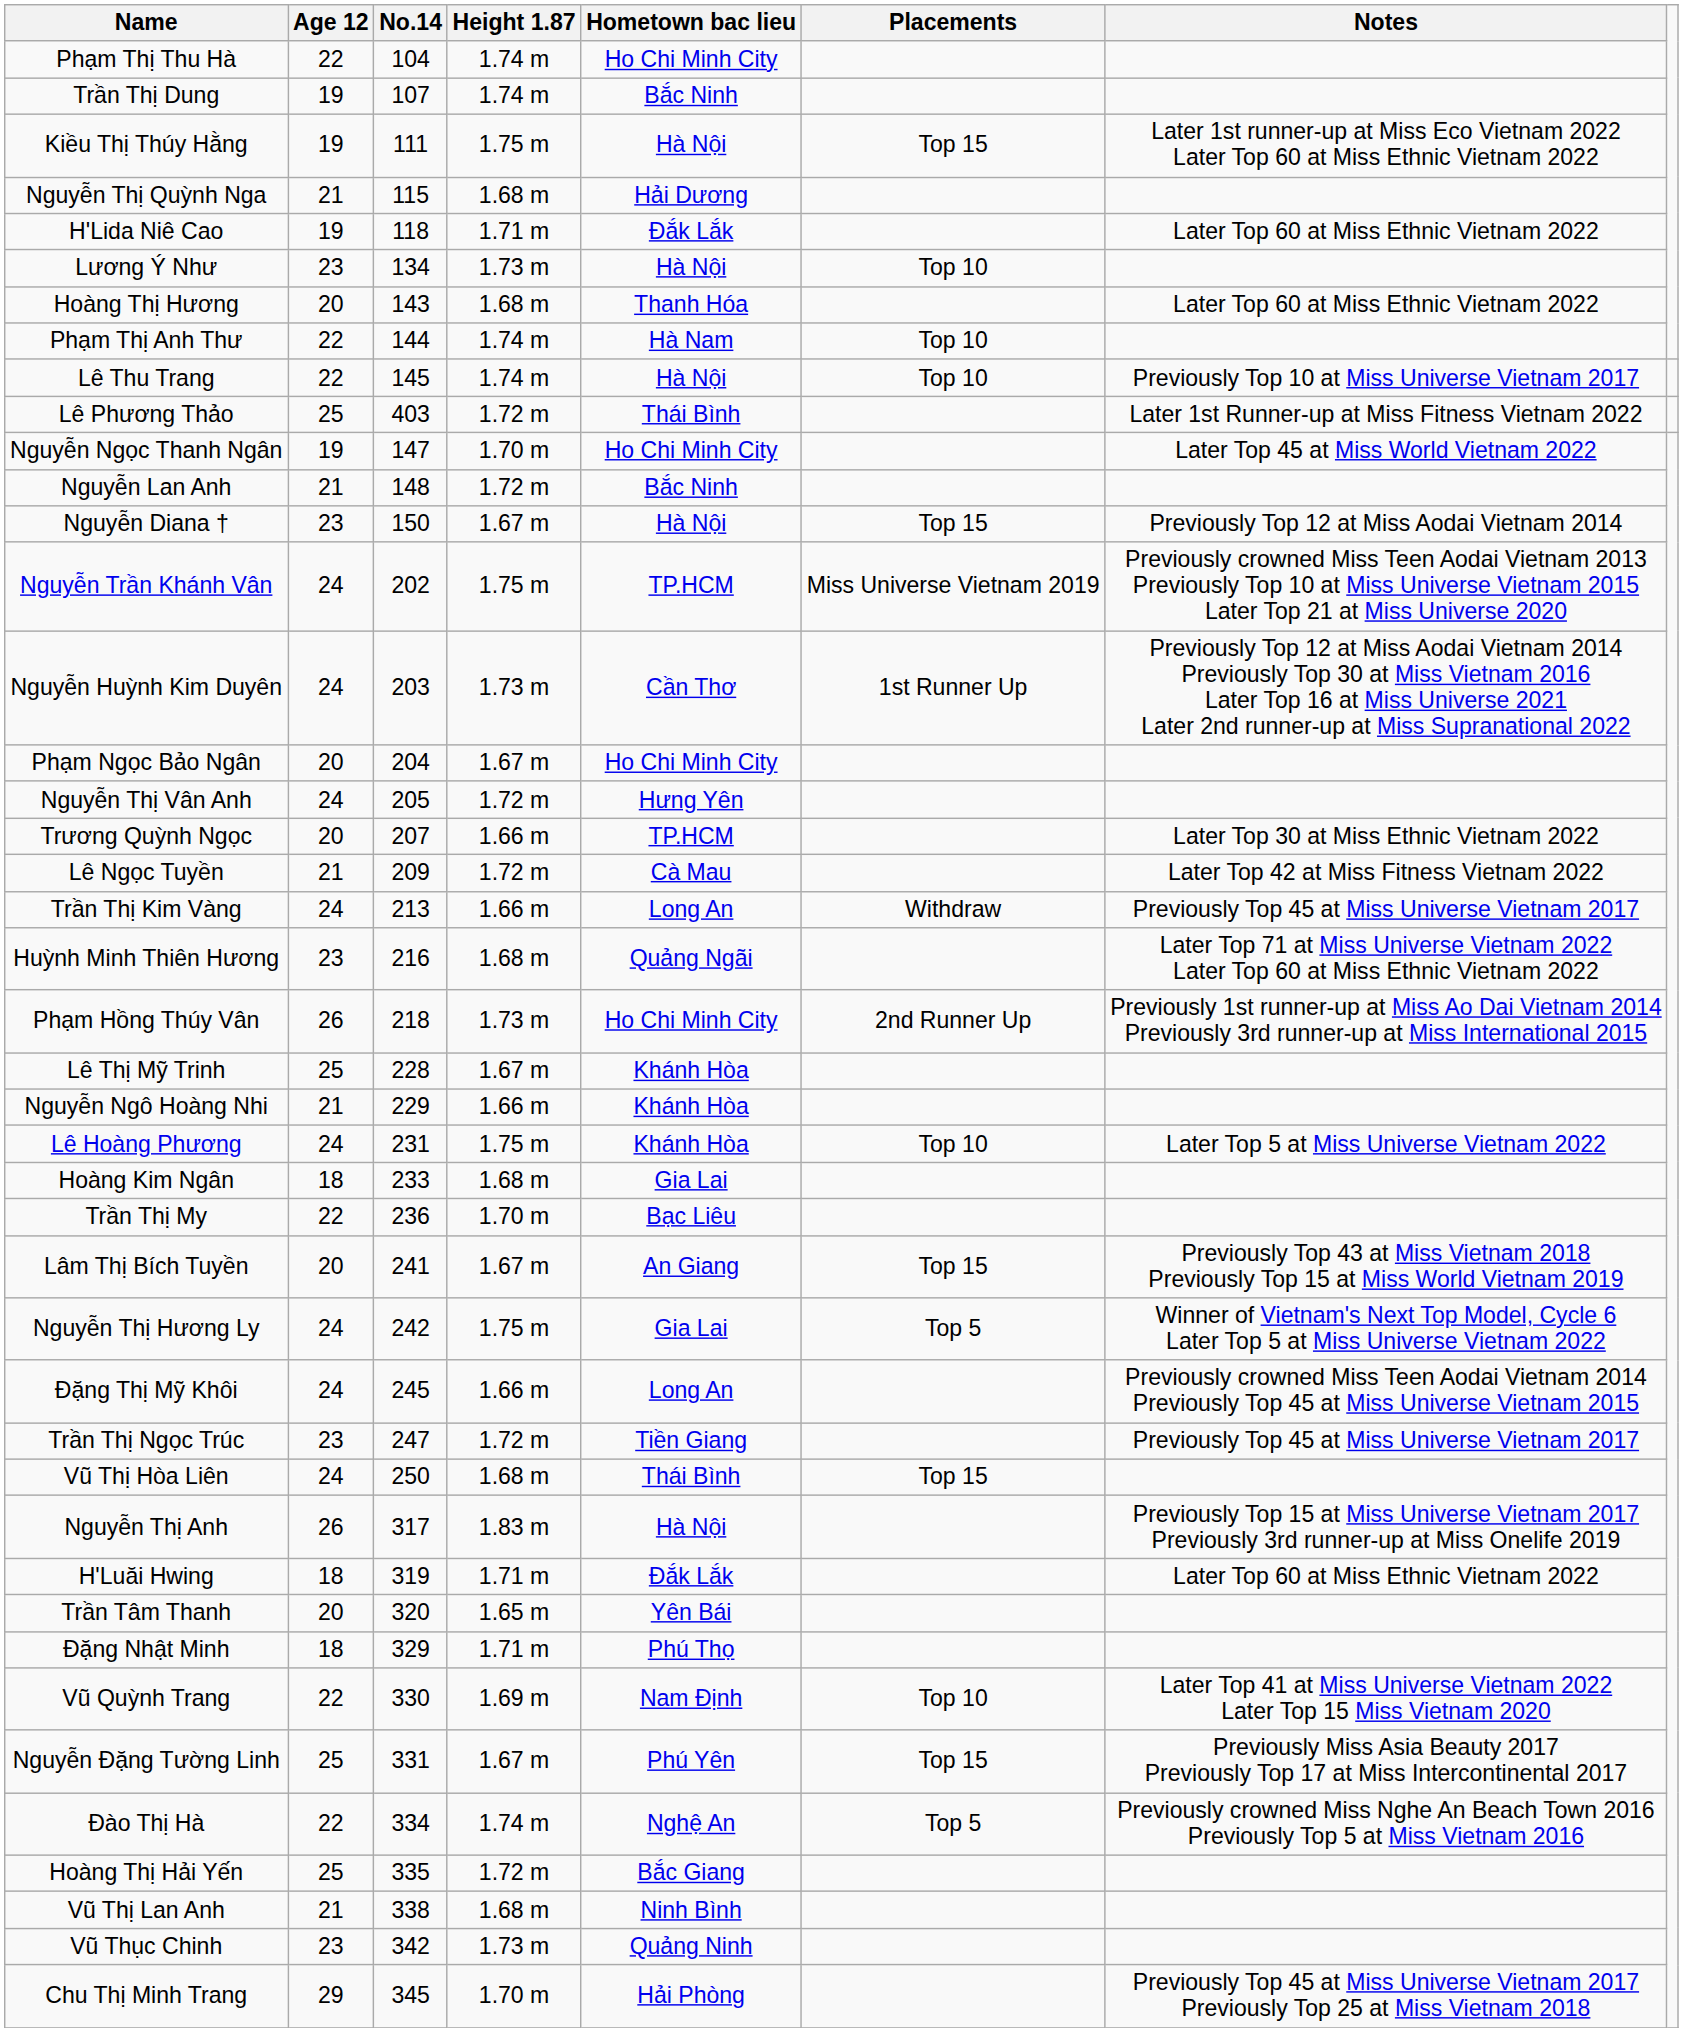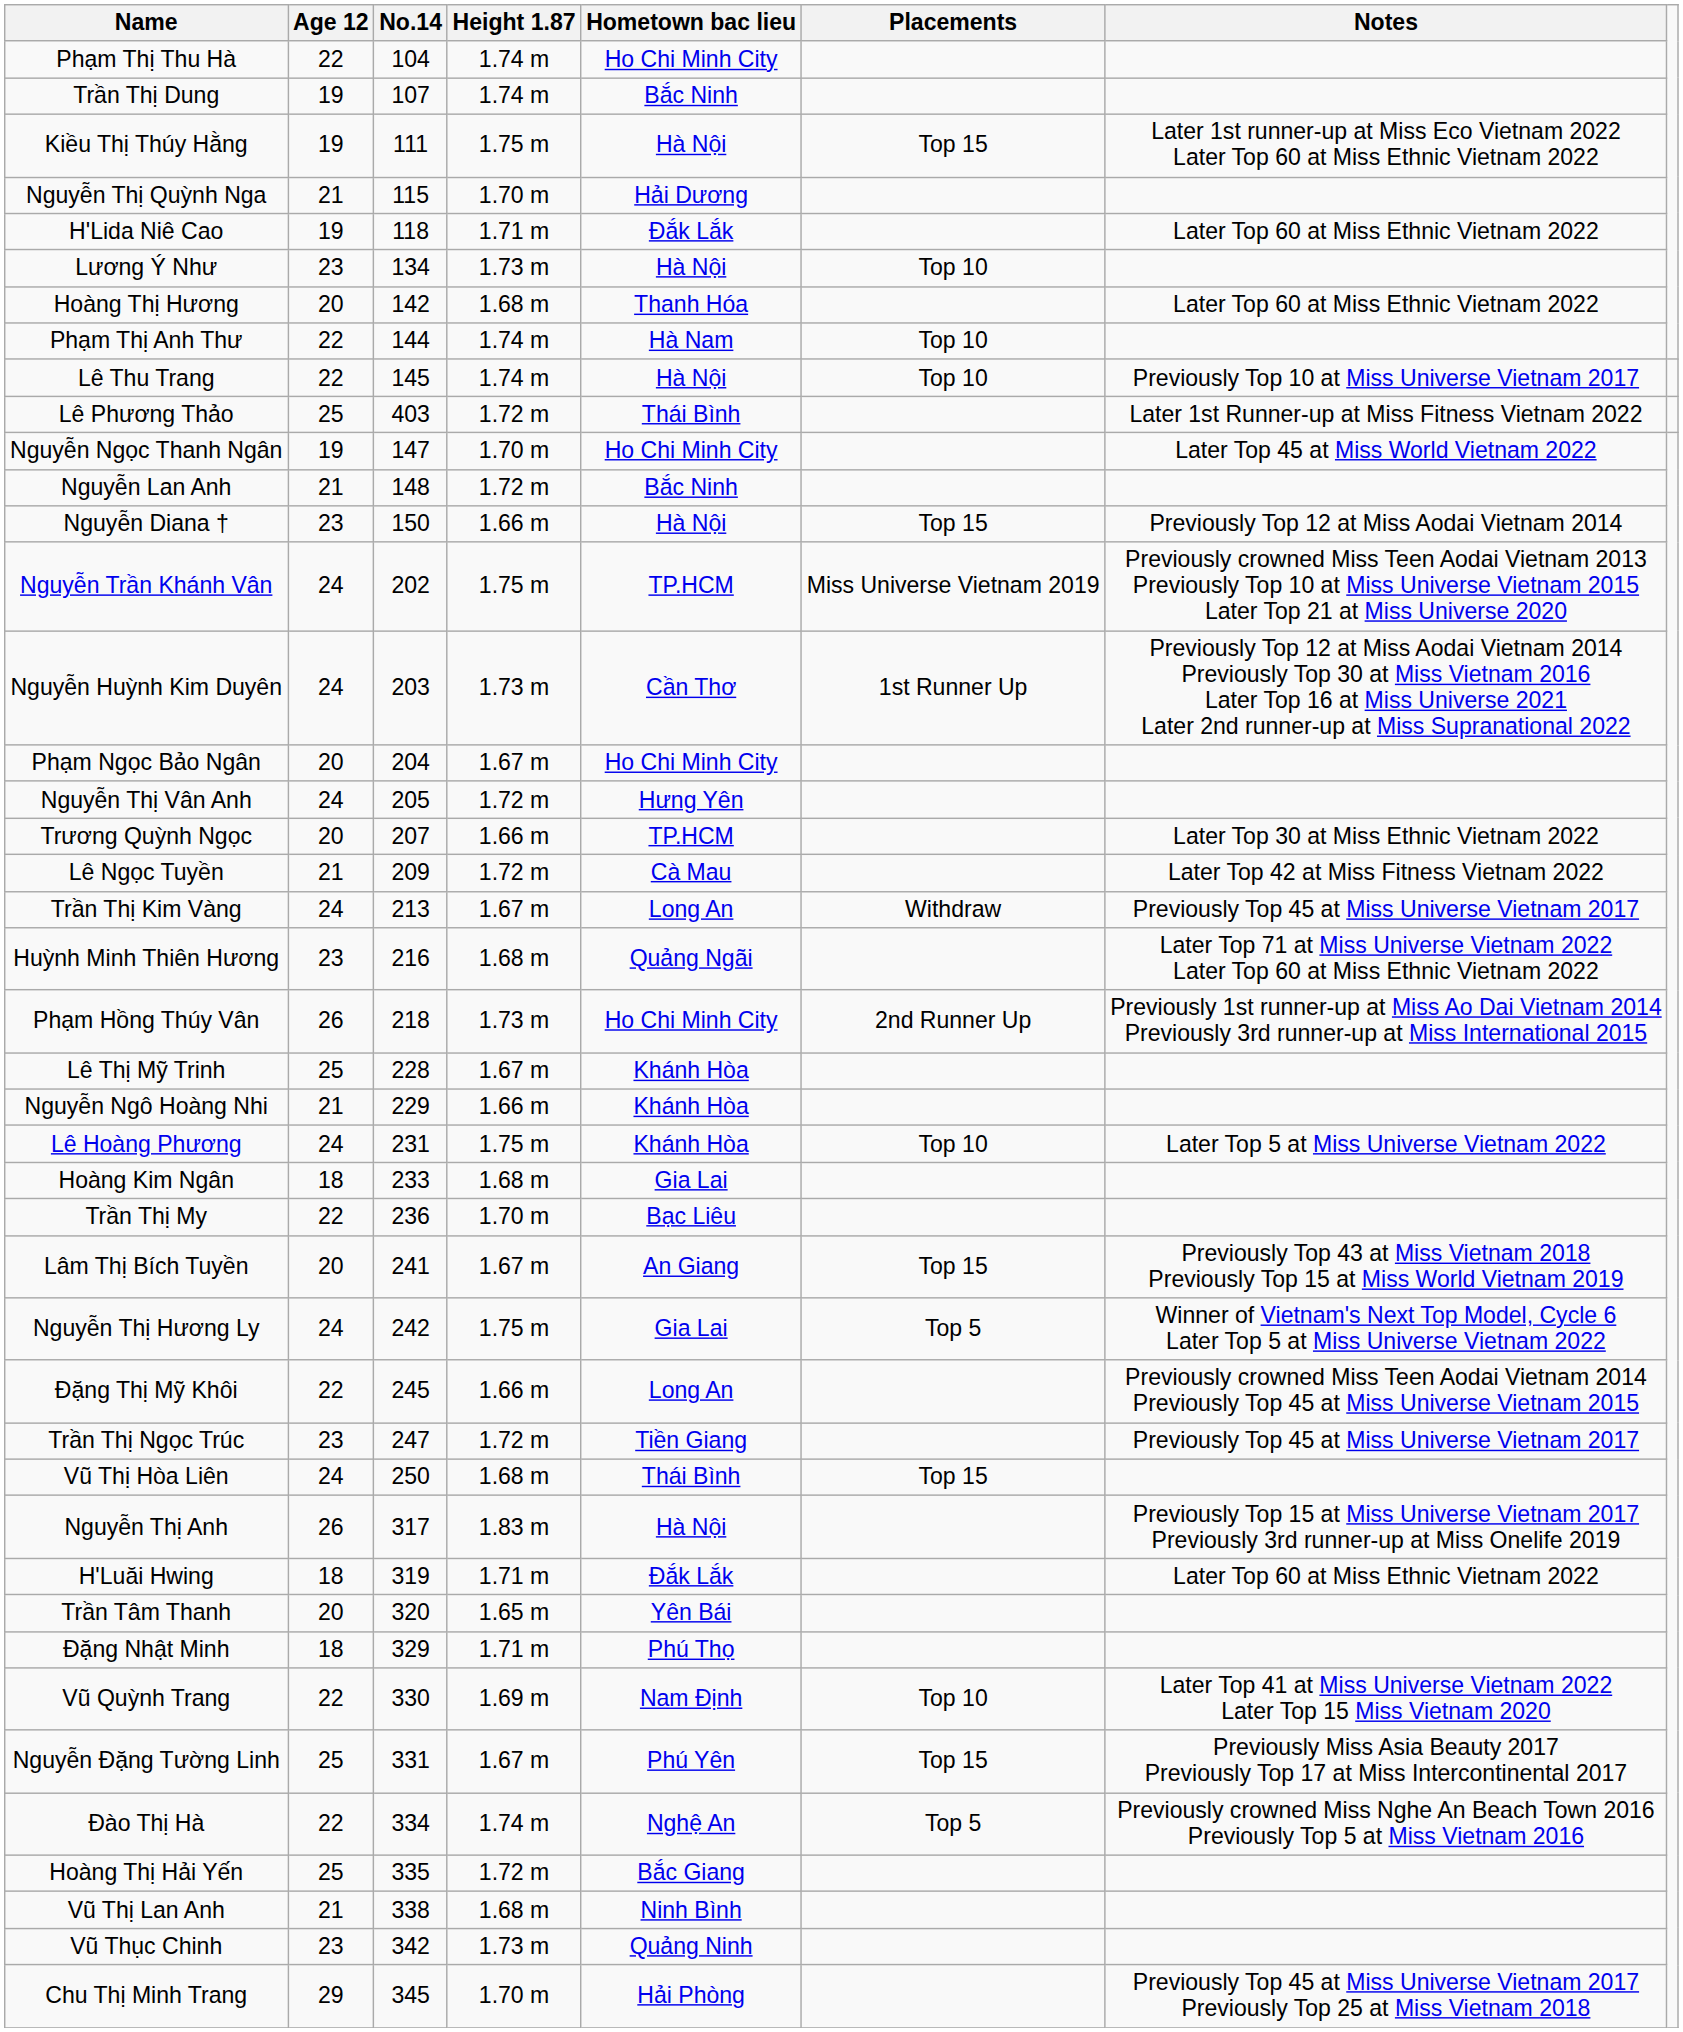(514, 194) 1.68 m -> (514, 194) 1.70 m
(411, 304) 143 -> (411, 304) 142
(514, 523) 1.67 m -> (514, 523) 1.66 m
(514, 909) 1.66 m -> (514, 909) 1.67 m
(331, 1391) 24 -> (331, 1391) 22
